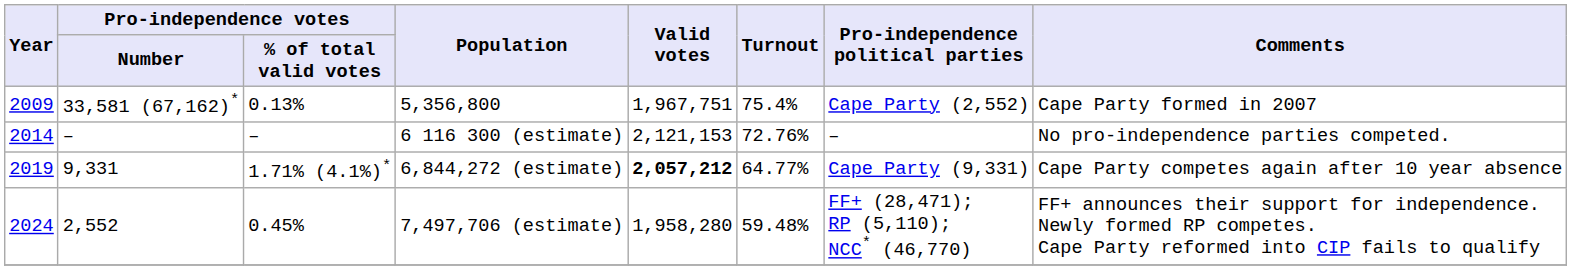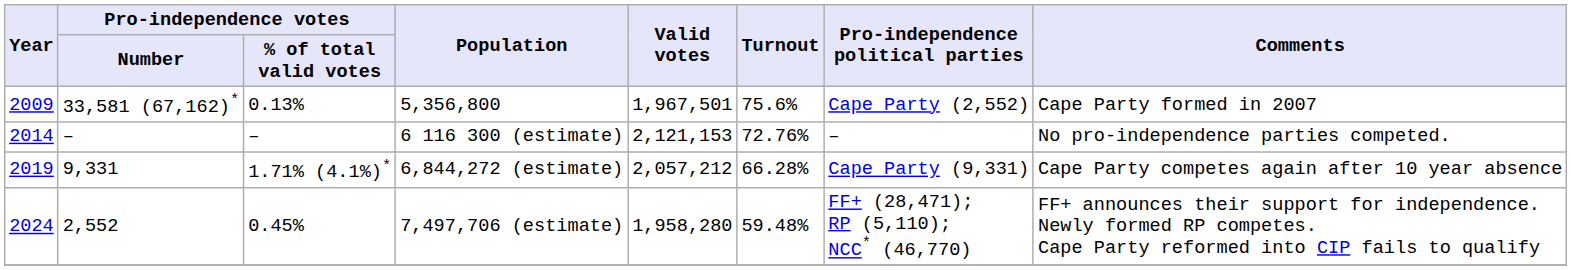(682, 104) 1,967,751 -> (682, 104) 1,967,501
(769, 104) 75.4% -> (769, 104) 75.6%
(682, 170) bold -> (682, 170) normal
(775, 170) 64.77% -> (775, 170) 66.28%
